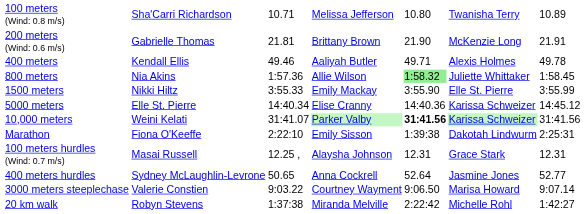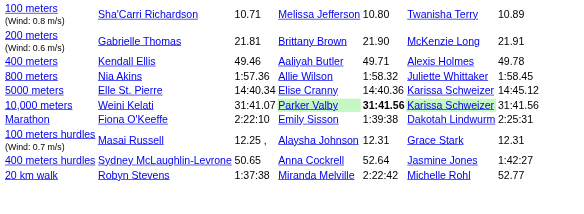(422, 76) lightgreen background -> (380, 76) no background
- row: (34, 90)
(553, 175) 52.77 -> (516, 160) 1:42:27
- row: (67, 189)
(557, 204) 1:42:27 -> (511, 175) 52.77
